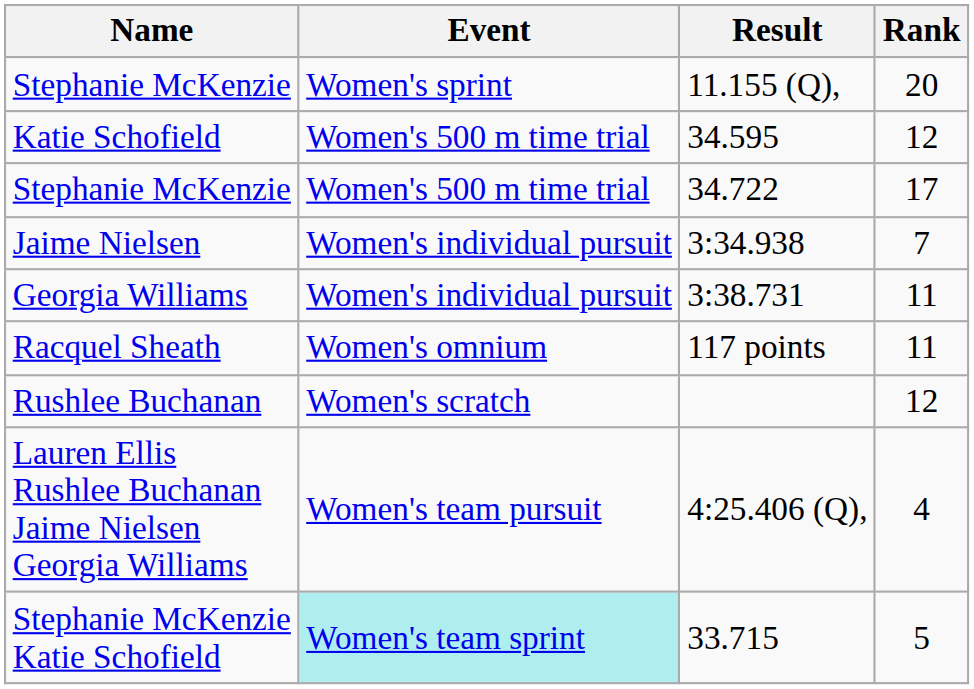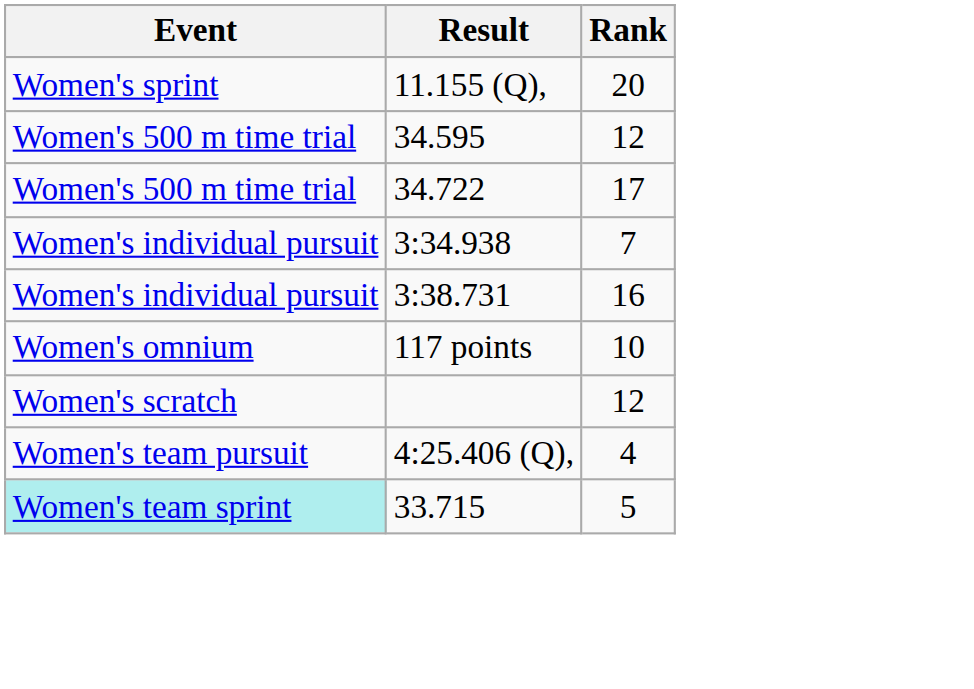- column: (152, 30)
(922, 294) 11 -> (628, 294) 16
(922, 347) 11 -> (628, 347) 10
